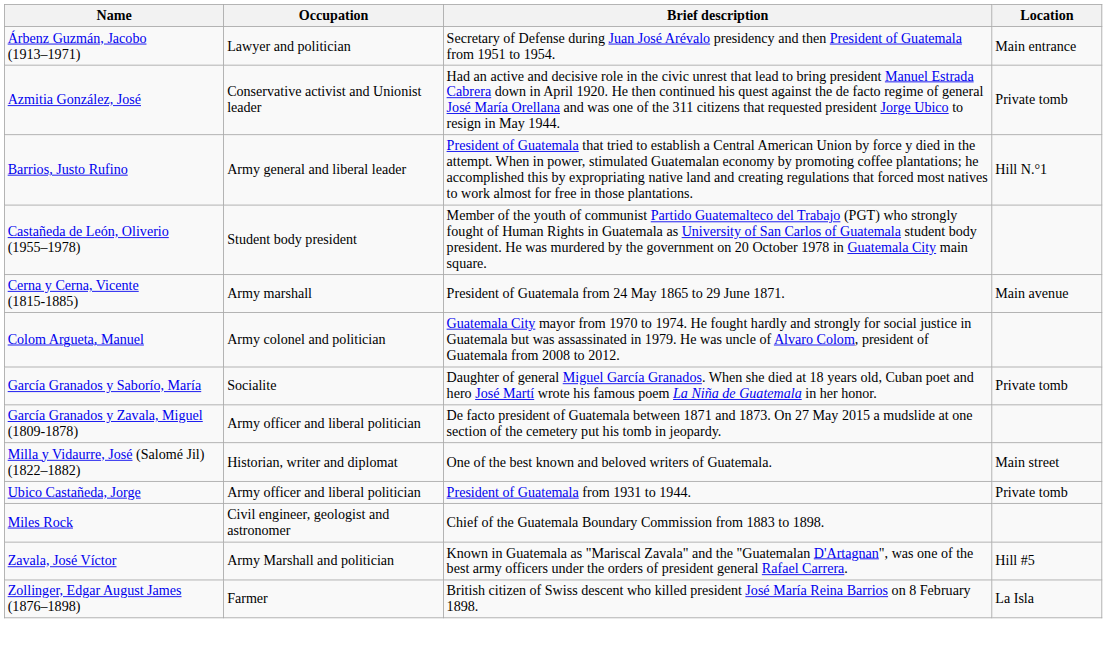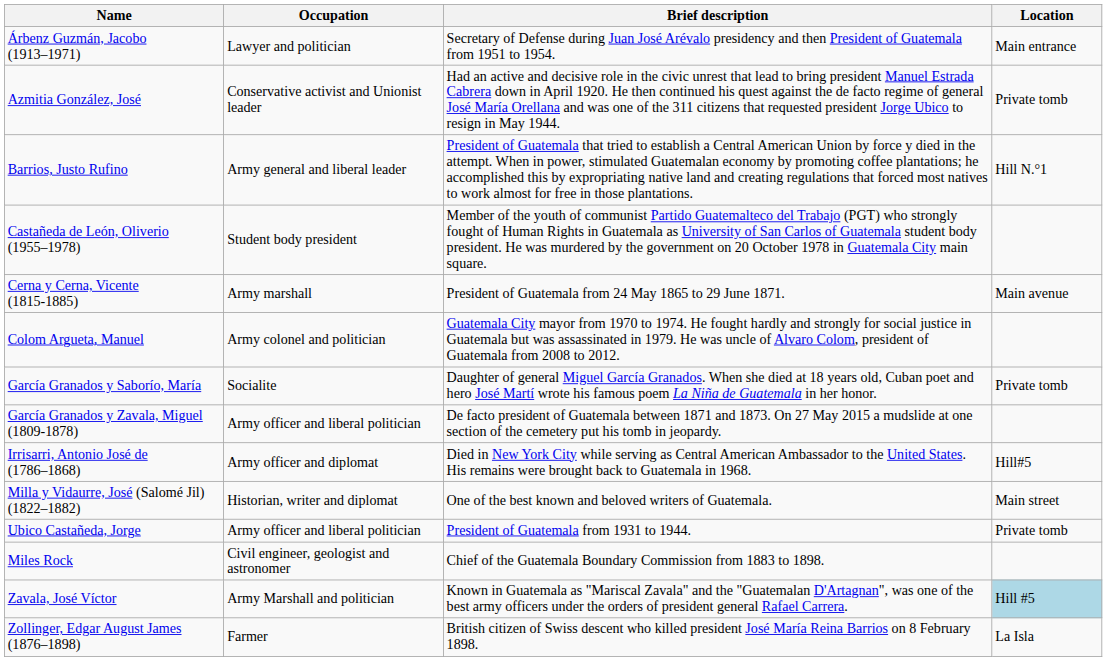+ row: (78, 462)
(1015, 560) no background -> (1015, 598) lightblue background
